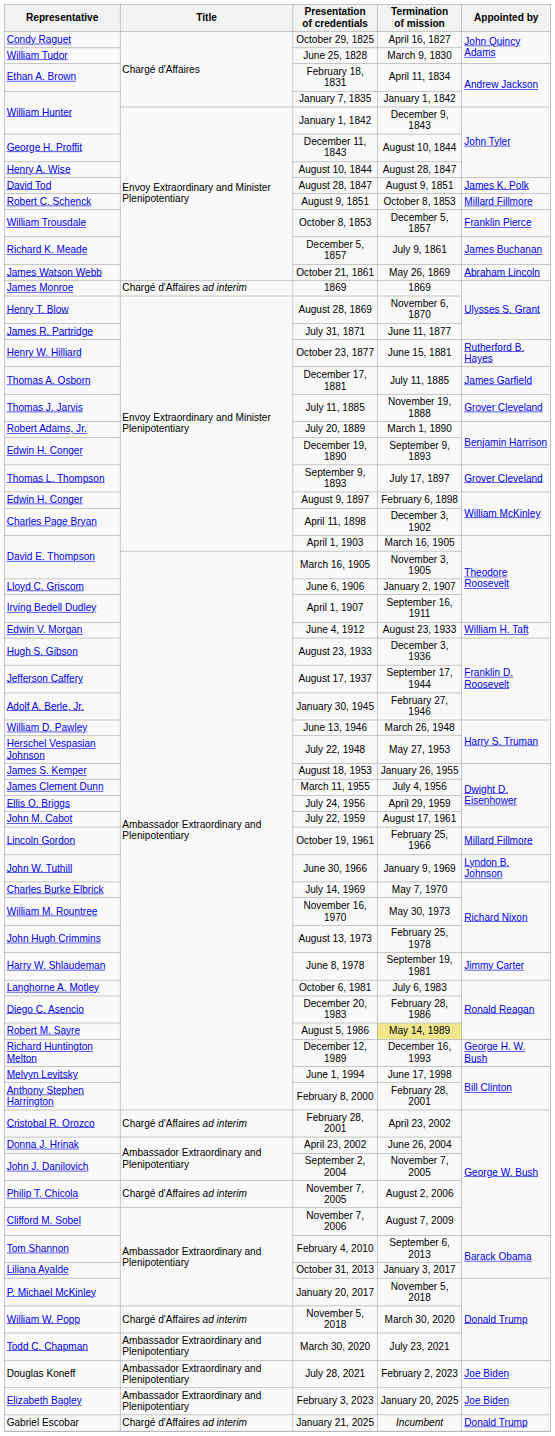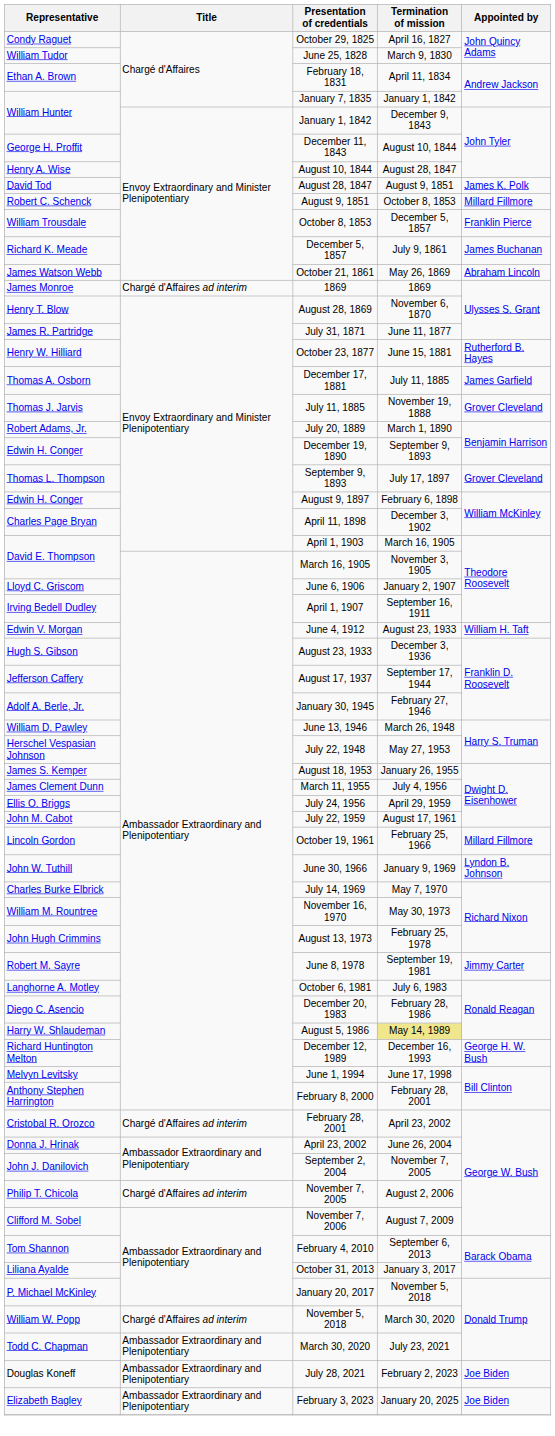(56, 966) Harry W. Shlaudeman -> (43, 966) Robert M. Sayre
(43, 1031) Robert M. Sayre -> (56, 1031) Harry W. Shlaudeman
- row: (335, 1423)
